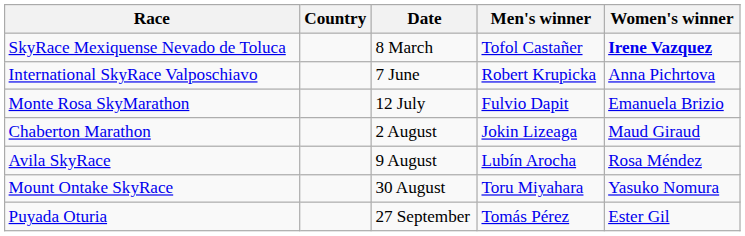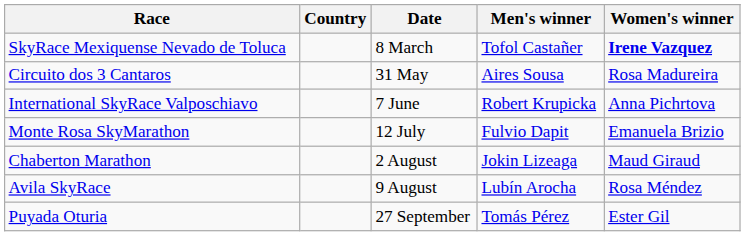+ row: (90, 75)
- row: (91, 188)
